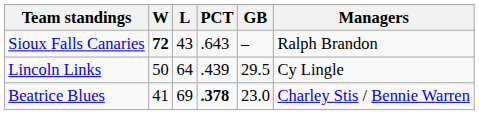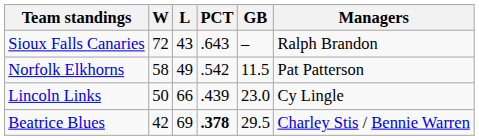(161, 43) bold -> (161, 43) normal
+ row: (66, 69)
(185, 69) 64 -> (185, 95) 66
(255, 69) 29.5 -> (255, 95) 23.0
(161, 95) 41 -> (161, 122) 42
(255, 95) 23.0 -> (255, 122) 29.5
